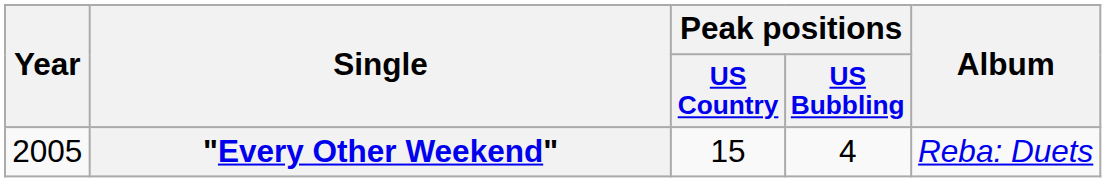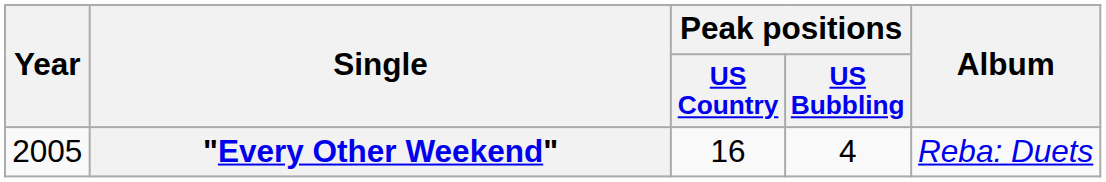(728, 151) 15 -> (728, 151) 16
